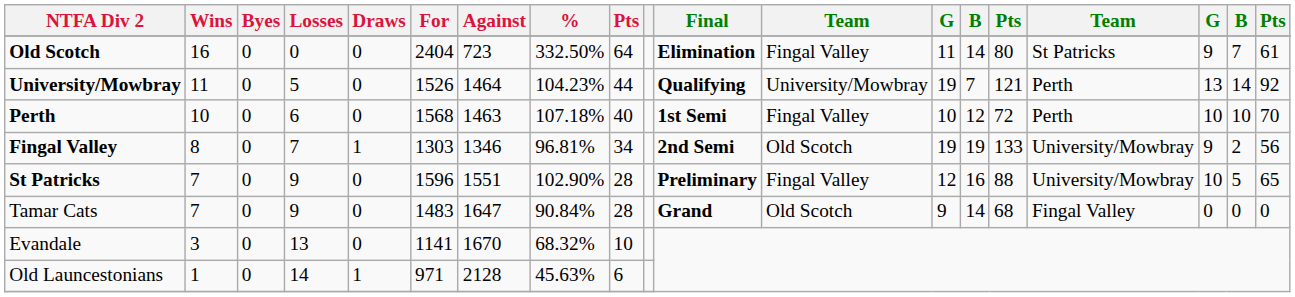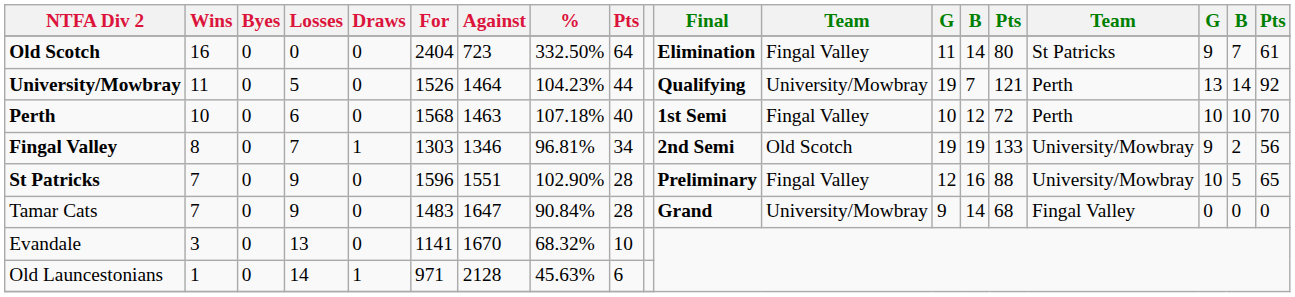(809, 211) Old Scotch -> (847, 211) University/Mowbray
